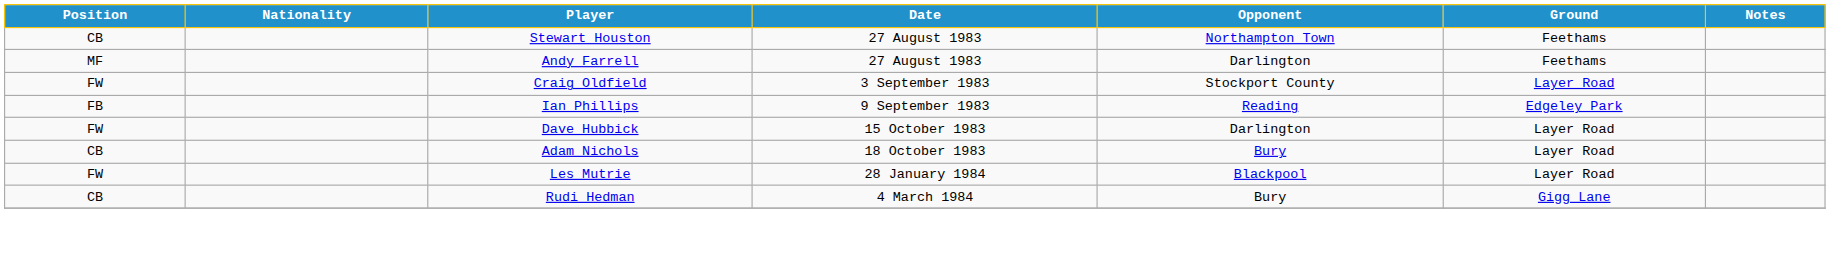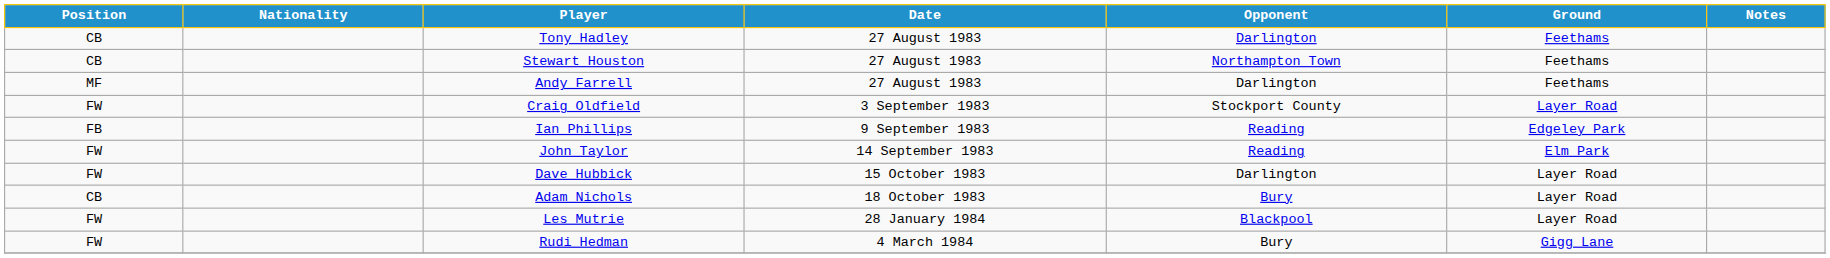+ row: (584, 38)
+ row: (584, 151)
(95, 196) CB -> (94, 242) FW
